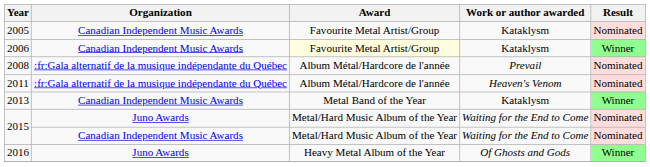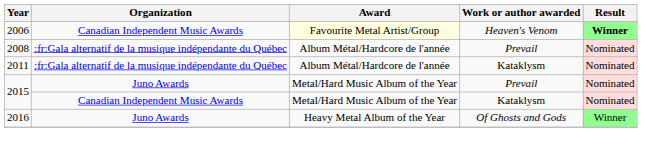- row: (18, 30)
(525, 48) Kataklysm -> (521, 30) Heaven's Venom
(618, 48) normal -> (610, 30) bold
(525, 83) Heaven's Venom -> (521, 65) Kataklysm
- row: (18, 100)
(525, 118) Waiting for the End to Come -> (521, 83) Prevail
(525, 135) Waiting for the End to Come -> (521, 100) Kataklysm
